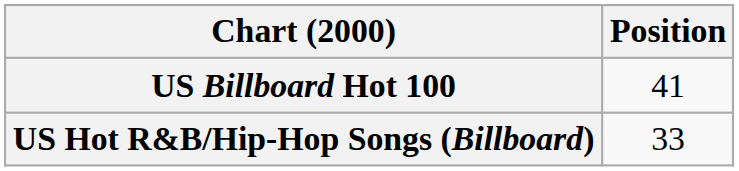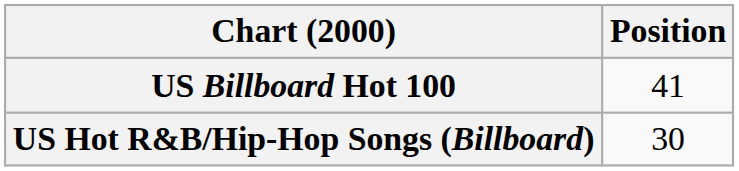(668, 138) 33 -> (668, 138) 30
